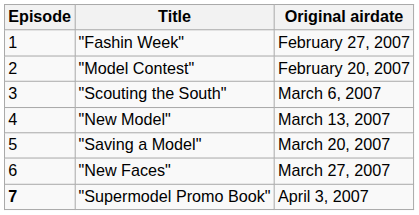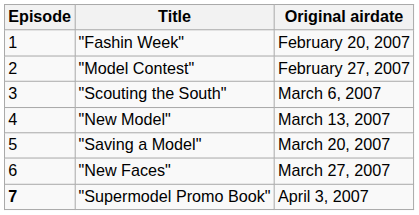(344, 42) February 27, 2007 -> (344, 42) February 20, 2007
(344, 68) February 20, 2007 -> (344, 68) February 27, 2007
